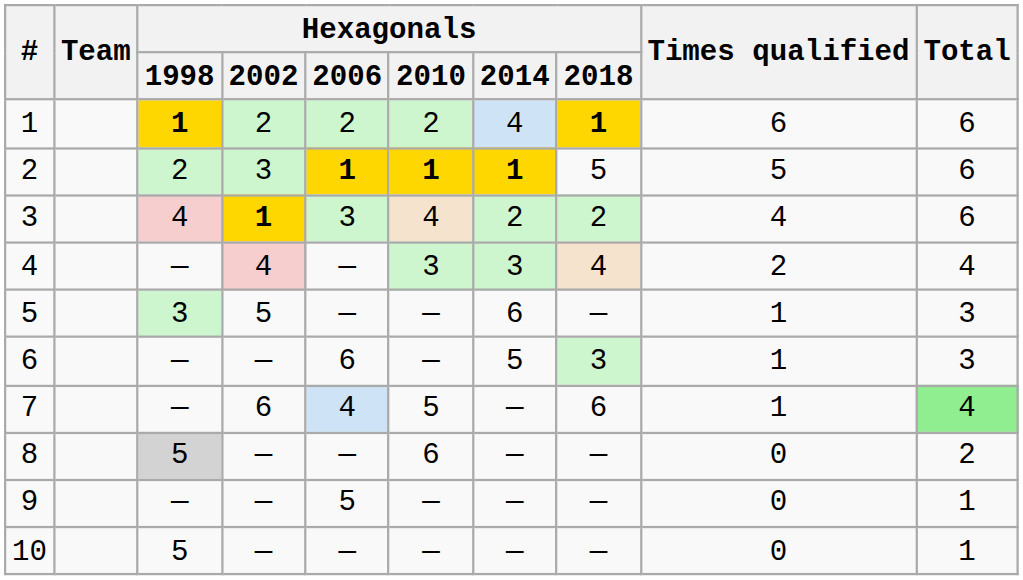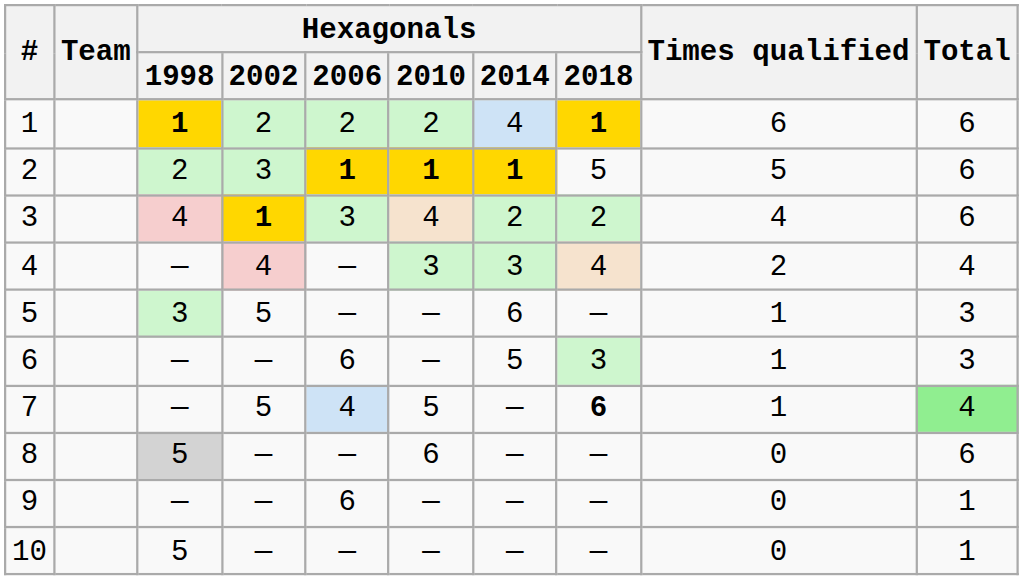(263, 409) 6 -> (263, 409) 5
(599, 409) normal -> (599, 409) bold
(967, 456) 2 -> (967, 456) 6
(347, 503) 5 -> (347, 503) 6
